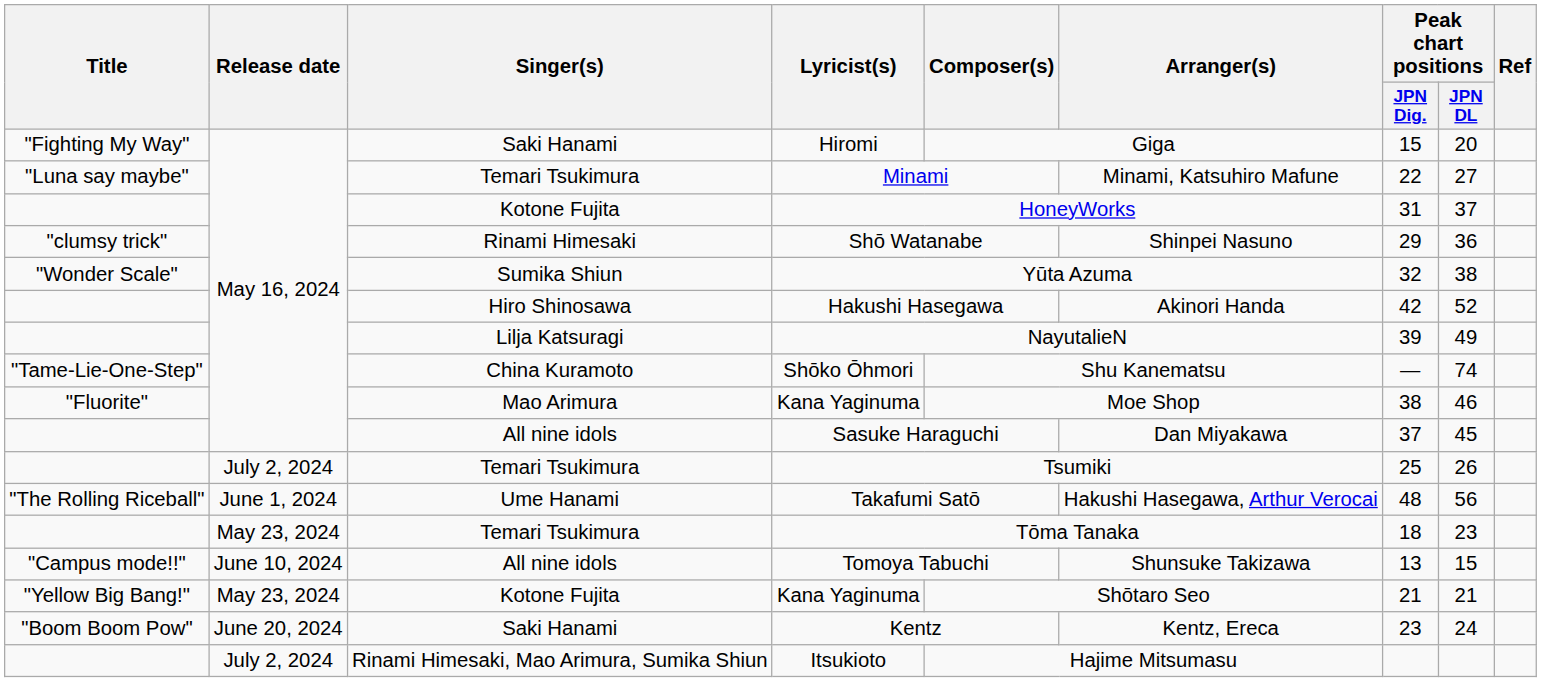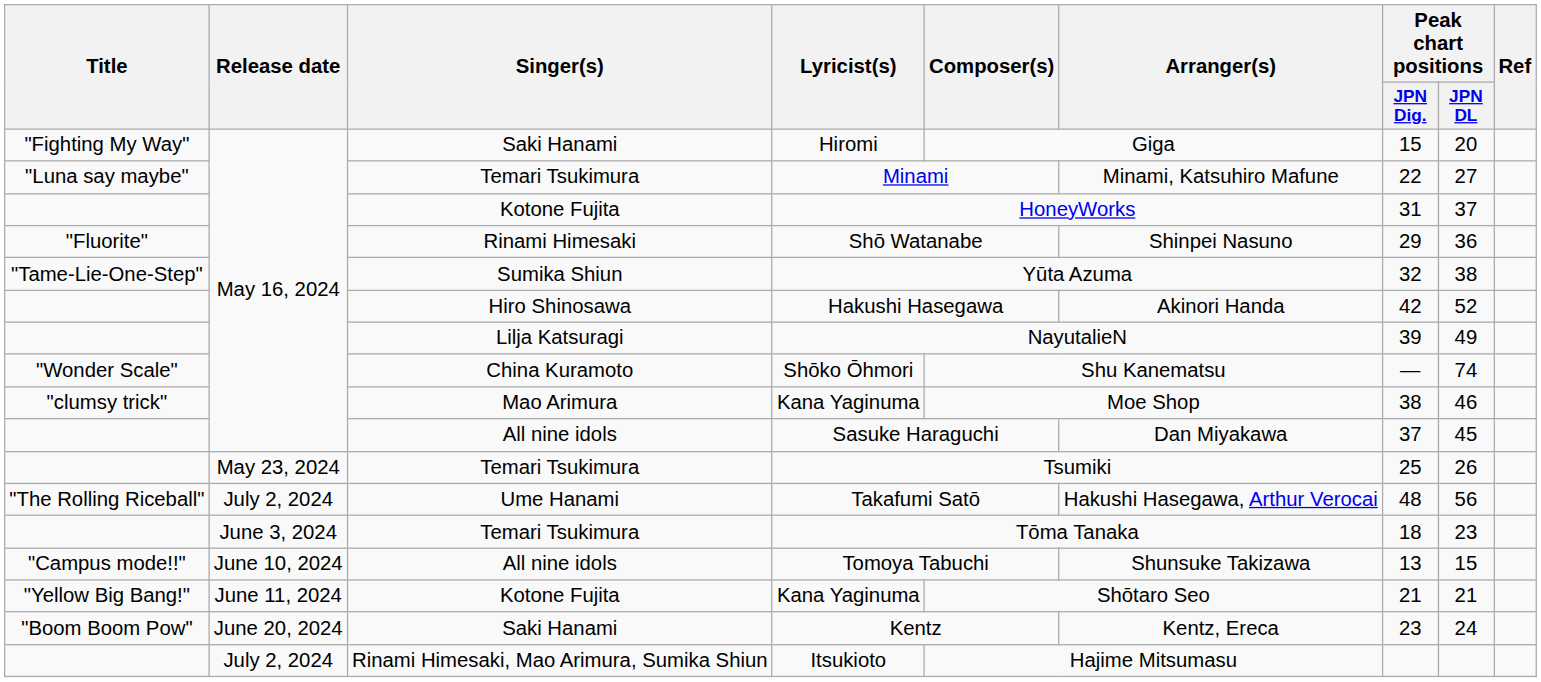(107, 241) "clumsy trick" -> (107, 241) "Fluorite"
(107, 273) "Wonder Scale" -> (107, 273) "Tame-Lie-One-Step"
(107, 370) "Tame-Lie-One-Step" -> (107, 370) "Wonder Scale"
(107, 402) "Fluorite" -> (107, 402) "clumsy trick"
(278, 467) July 2, 2024 -> (278, 467) May 23, 2024
(278, 499) June 1, 2024 -> (278, 499) July 2, 2024
(278, 531) May 23, 2024 -> (278, 531) June 3, 2024
(278, 596) May 23, 2024 -> (278, 596) June 11, 2024
